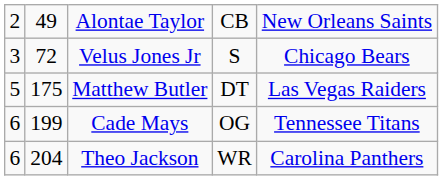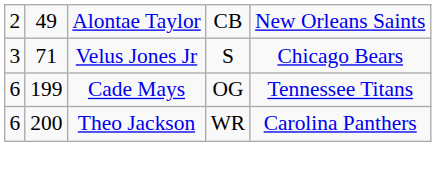(46, 55) 72 -> (46, 55) 71
- row: (140, 89)
(46, 157) 204 -> (46, 123) 200
